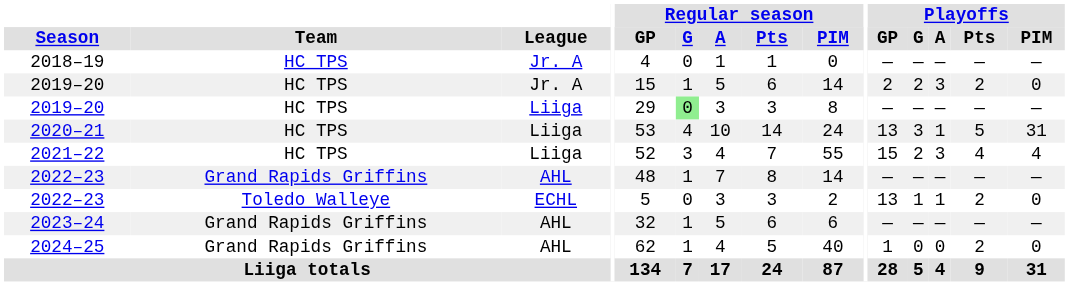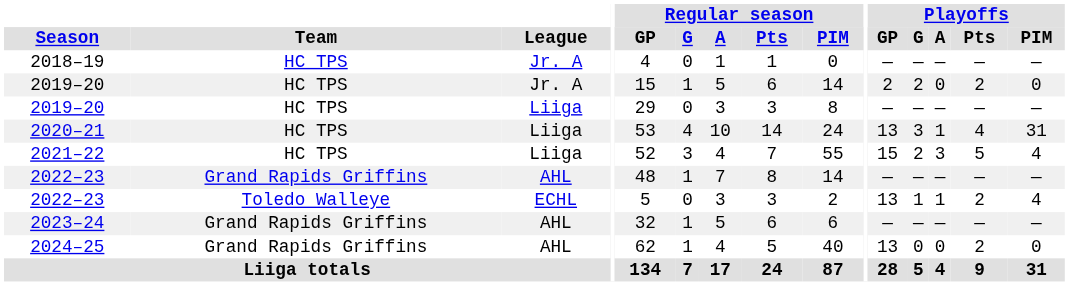(940, 85) 3 -> (940, 85) 0
(687, 108) lightgreen background -> (687, 108) no background
(979, 131) 5 -> (979, 131) 4
(979, 154) 4 -> (979, 154) 5
(1036, 201) 0 -> (1036, 201) 4
(888, 247) 1 -> (888, 247) 13
